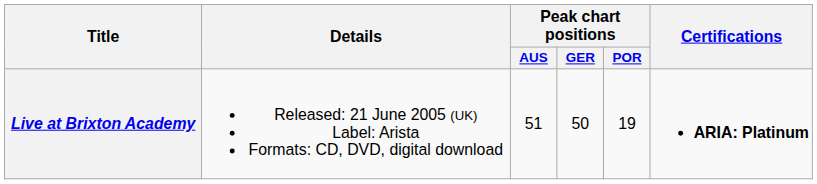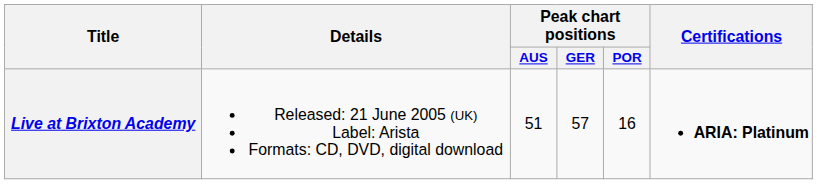(580, 123) 50 -> (580, 123) 57
(627, 123) 19 -> (627, 123) 16
